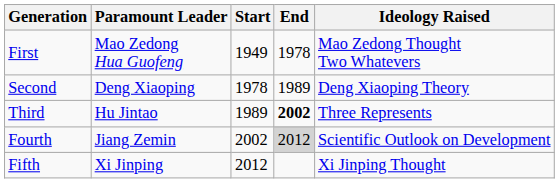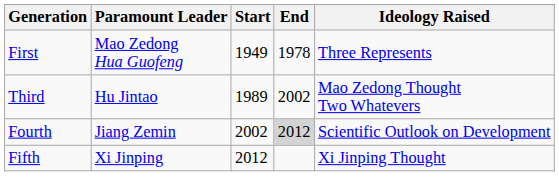(390, 52) Mao Zedong Thought Two Whatevers -> (375, 52) Three Represents
- row: (32, 87)
(294, 113) bold -> (294, 96) normal
(375, 113) Three Represents -> (390, 96) Mao Zedong Thought Two Whatevers
